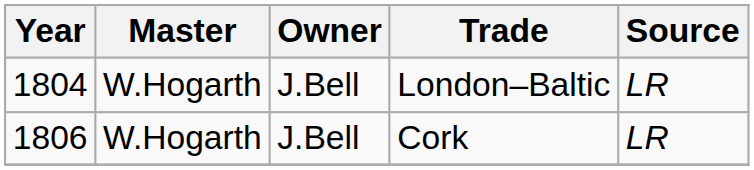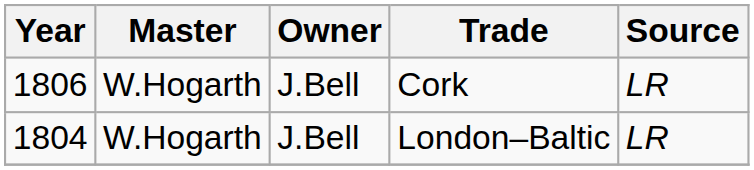rows swapped: (504, 84) <-> (433, 137)
